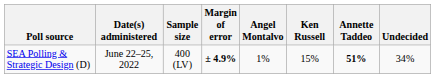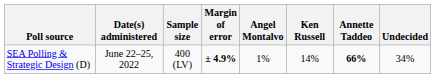(310, 59) 15% -> (310, 59) 14%
(356, 59) 51% -> (356, 59) 66%
